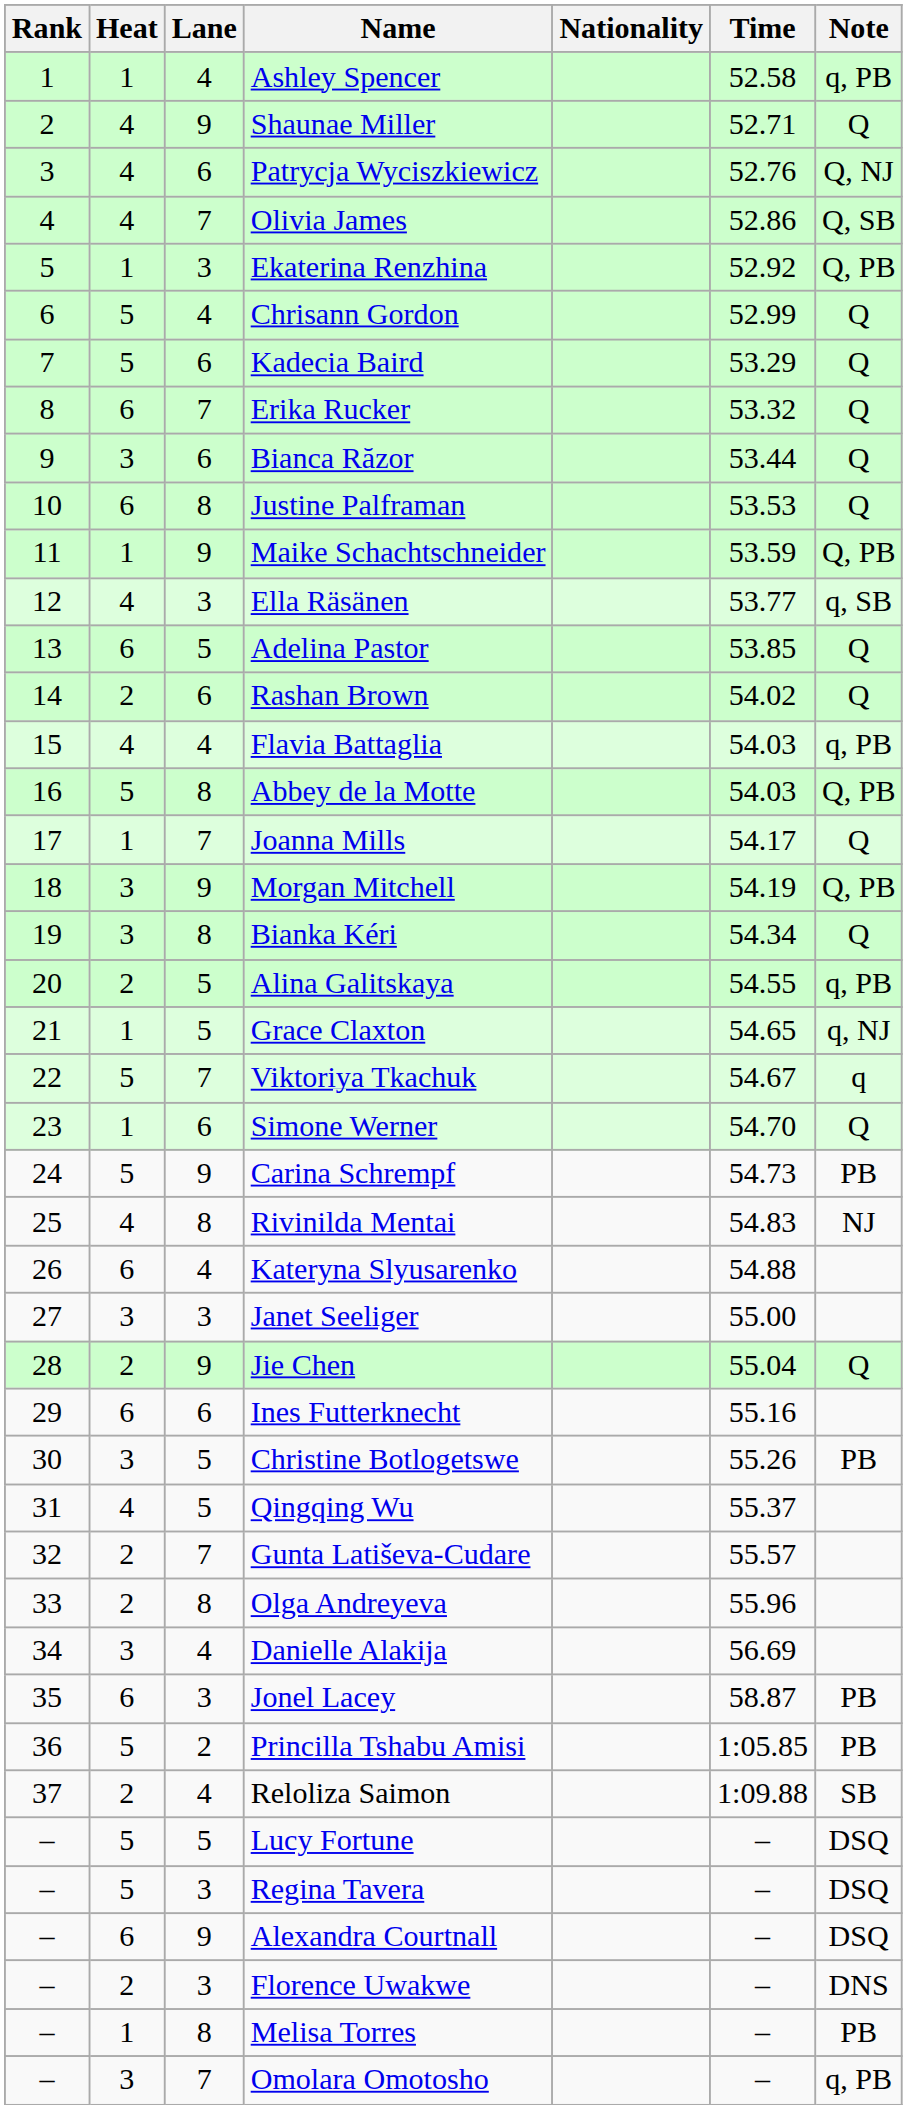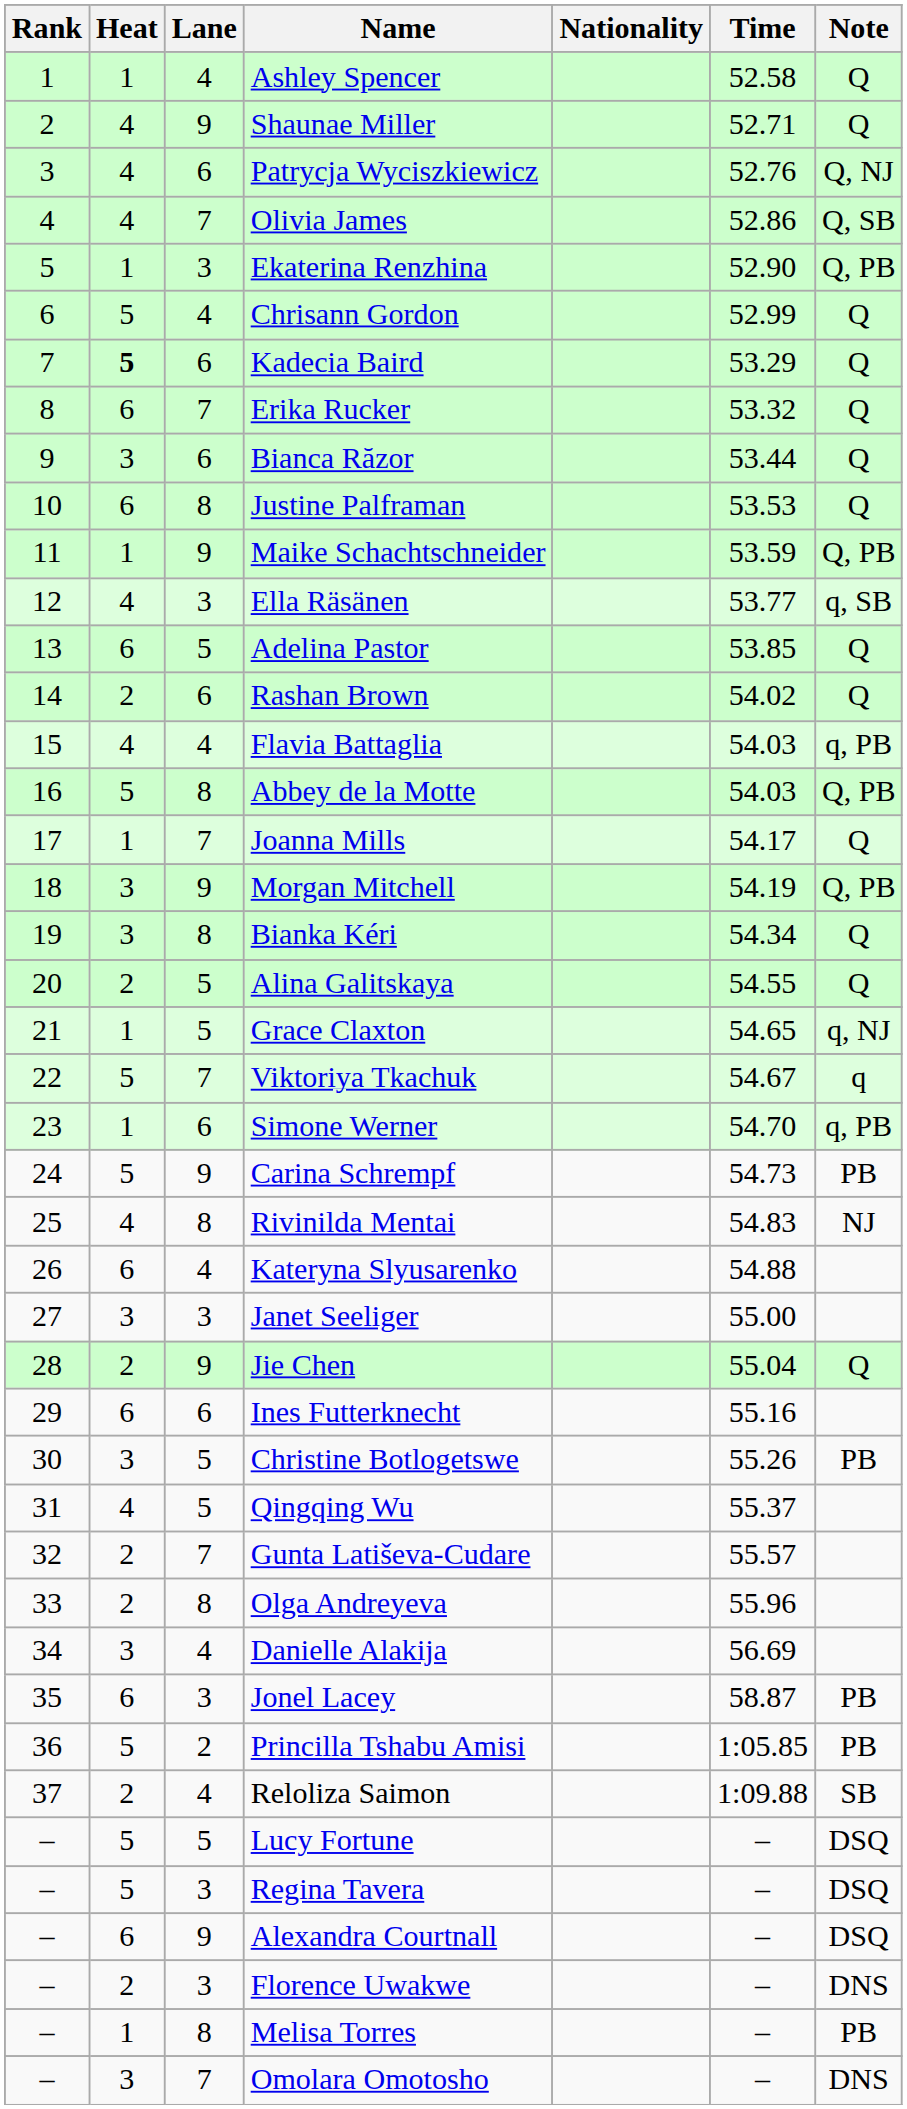(859, 76) q, PB -> (859, 76) Q
(763, 266) 52.92 -> (763, 266) 52.90
(127, 362) normal -> (127, 362) bold
(859, 982) q, PB -> (859, 982) Q
(859, 1125) Q -> (859, 1125) q, PB
(859, 2079) q, PB -> (859, 2079) DNS
